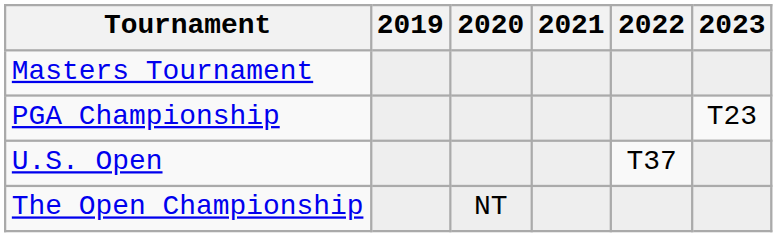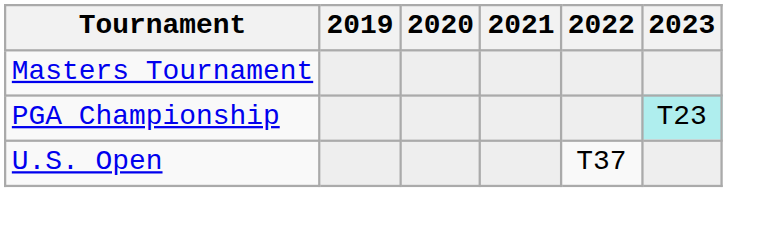(732, 118) no background -> (682, 118) paleturquoise background
- row: (188, 208)
